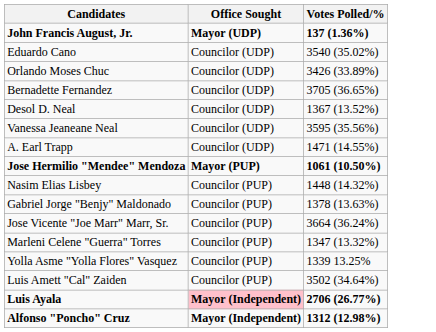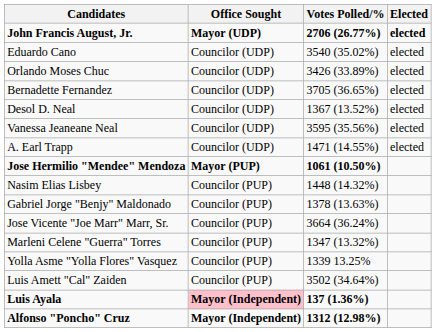+ column: (409, 14)
(338, 33) 137 (1.36%) -> (344, 33) 2706 (26.77%)
(344, 299) 2706 (26.77%) -> (338, 299) 137 (1.36%)
